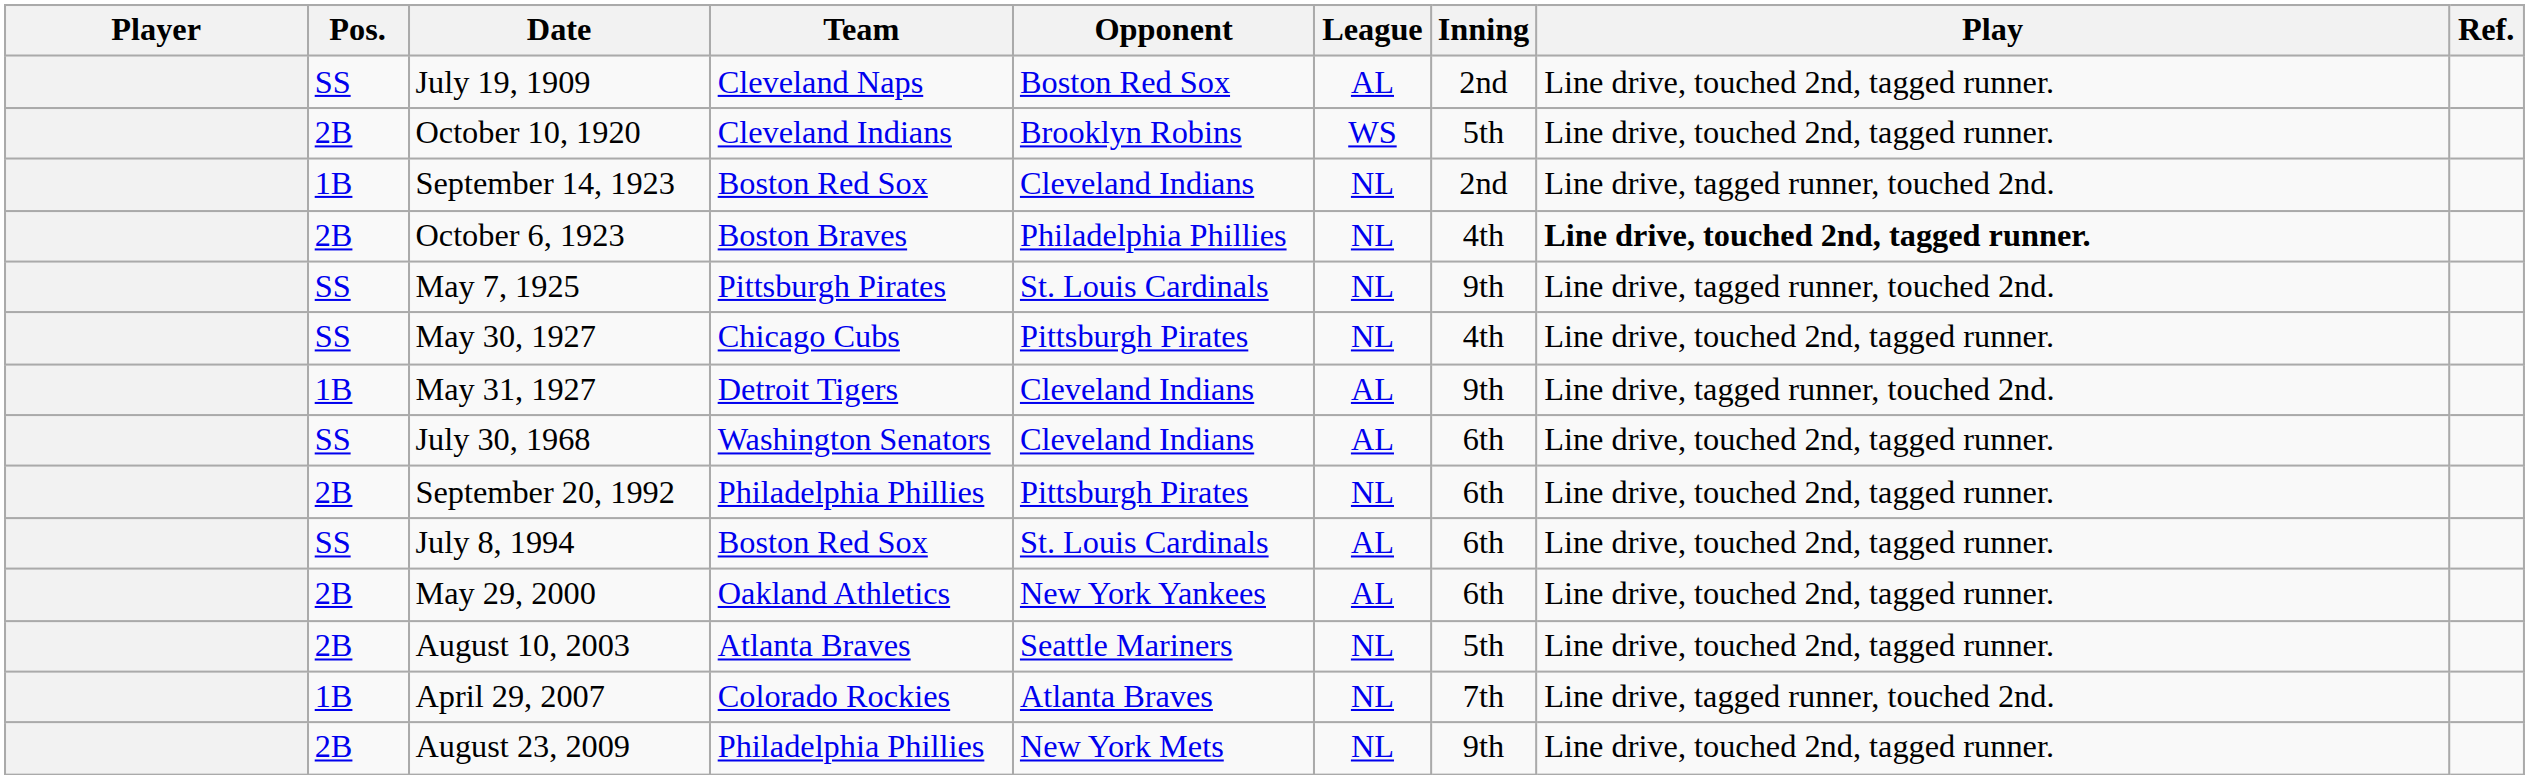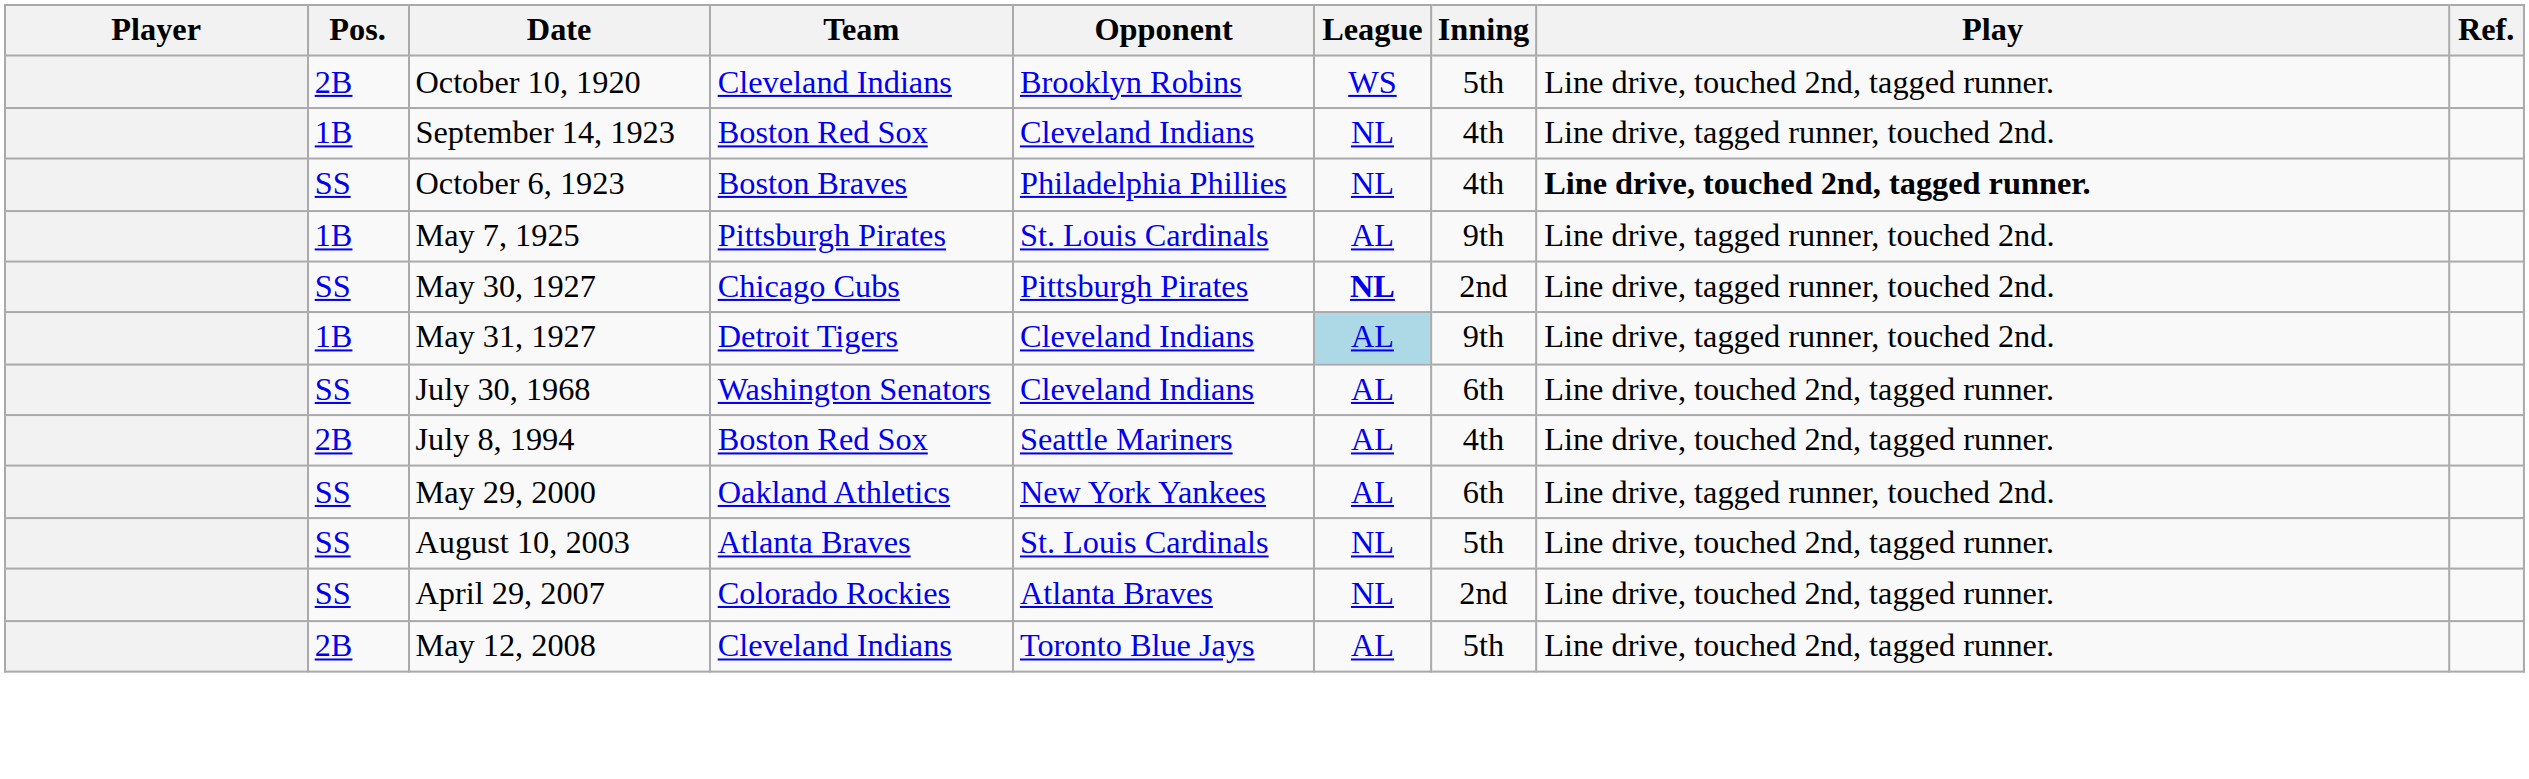- row: (503, 81)
(1483, 183) 2nd -> (1483, 132) 4th
(334, 235) 2B -> (333, 183) SS
(333, 286) SS -> (334, 235) 1B
(1372, 286) NL -> (1372, 235) AL
(1372, 337) normal -> (1372, 286) bold
(1483, 337) 4th -> (1483, 286) 2nd
(1799, 337) Line drive, touched 2nd, tagged runner. -> (1799, 286) Line drive, tagged runner, touched 2nd.
(1372, 388) no background -> (1372, 337) lightblue background
- row: (545, 491)
(333, 542) SS -> (334, 440) 2B
(1144, 542) St. Louis Cardinals -> (1126, 440) Seattle Mariners
(1483, 542) 6th -> (1483, 440) 4th
(334, 593) 2B -> (333, 491) SS
(1799, 593) Line drive, touched 2nd, tagged runner. -> (1799, 491) Line drive, tagged runner, touched 2nd.
(334, 645) 2B -> (333, 542) SS
(1126, 645) Seattle Mariners -> (1144, 542) St. Louis Cardinals
(334, 696) 1B -> (333, 593) SS
(1483, 696) 7th -> (1483, 593) 2nd
(1799, 696) Line drive, tagged runner, touched 2nd. -> (1799, 593) Line drive, touched 2nd, tagged runner.
+ row: (506, 645)
- row: (523, 747)
